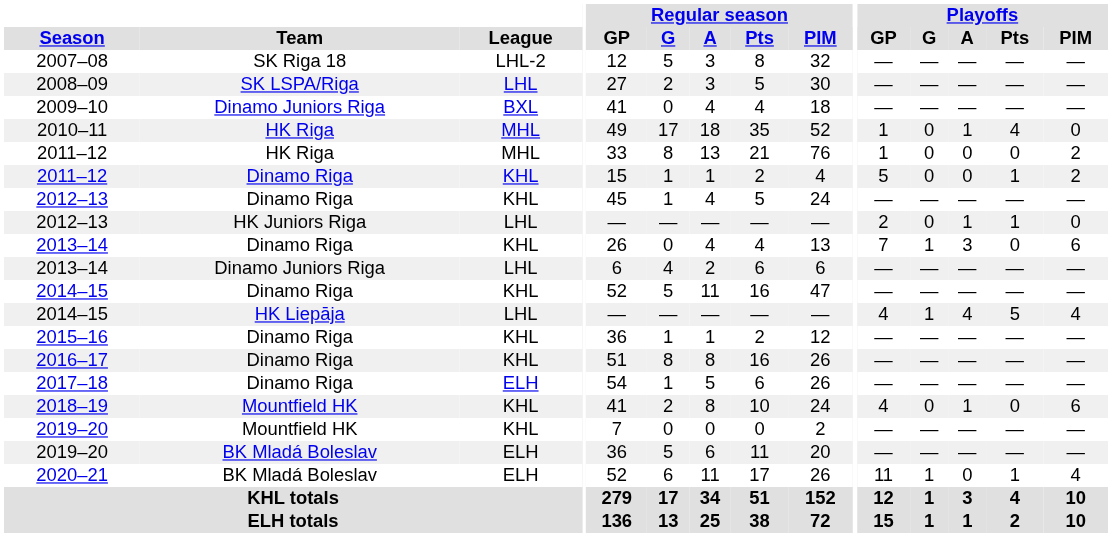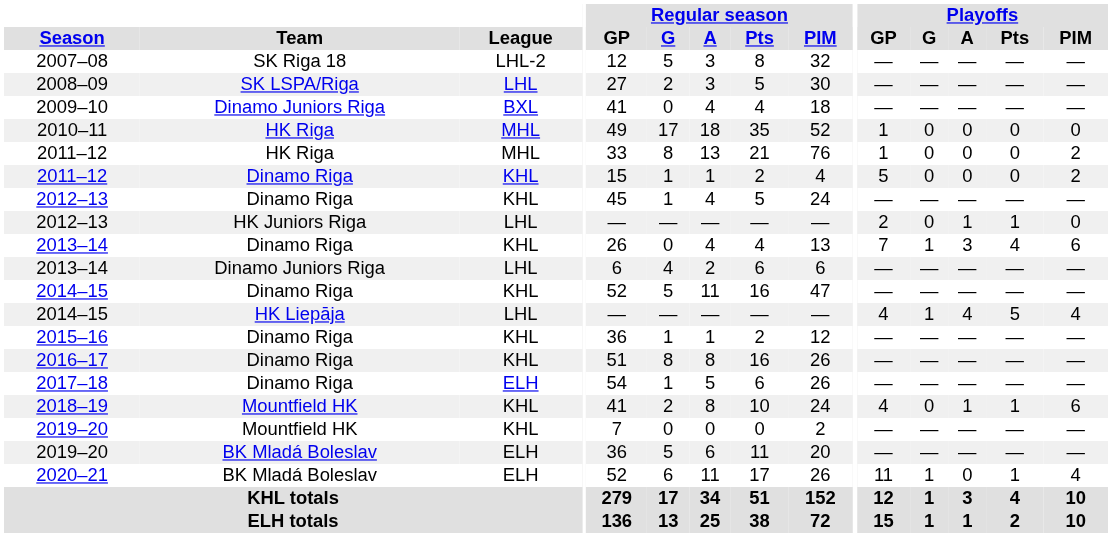(967, 130) 1 -> (967, 130) 0
(1015, 130) 4 -> (1015, 130) 0
(1015, 176) 1 -> (1015, 176) 0
(1015, 245) 0 -> (1015, 245) 4
(1015, 406) 0 -> (1015, 406) 1
